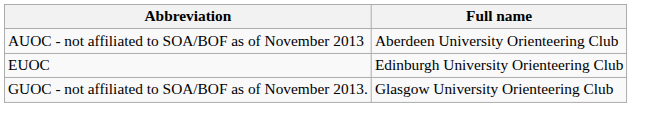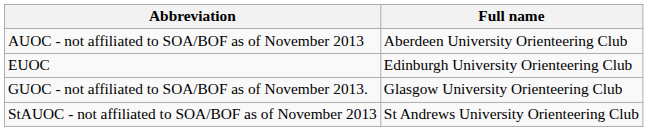+ row: (192, 114)
